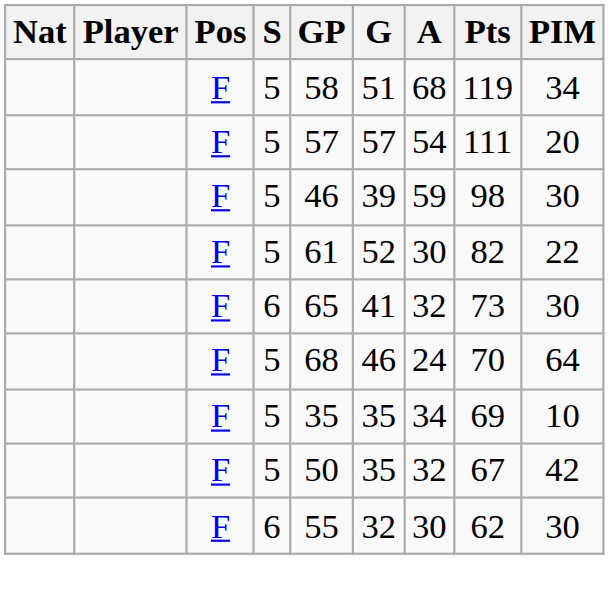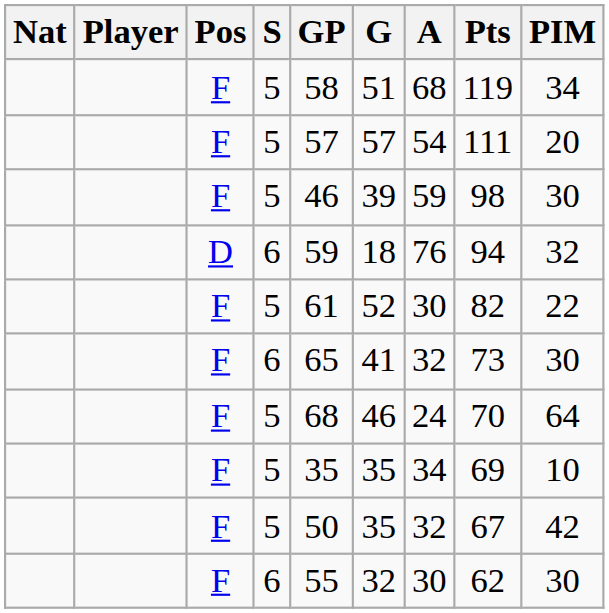+ row: (221, 251)
